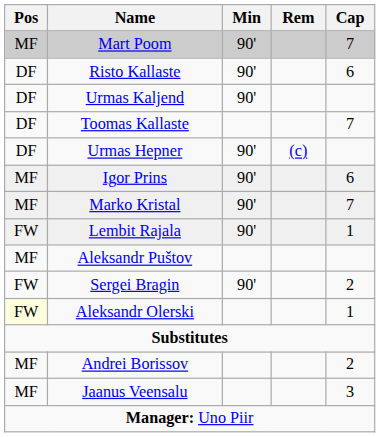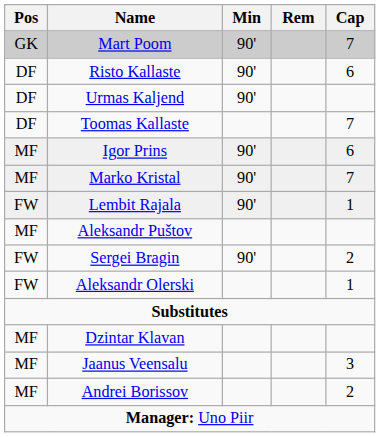(26, 44) MF -> (26, 44) GK
- row: (135, 150)
(26, 311) lightyellow background -> (26, 284) no background
+ row: (135, 337)
rows swapped: (135, 364) <-> (135, 391)
